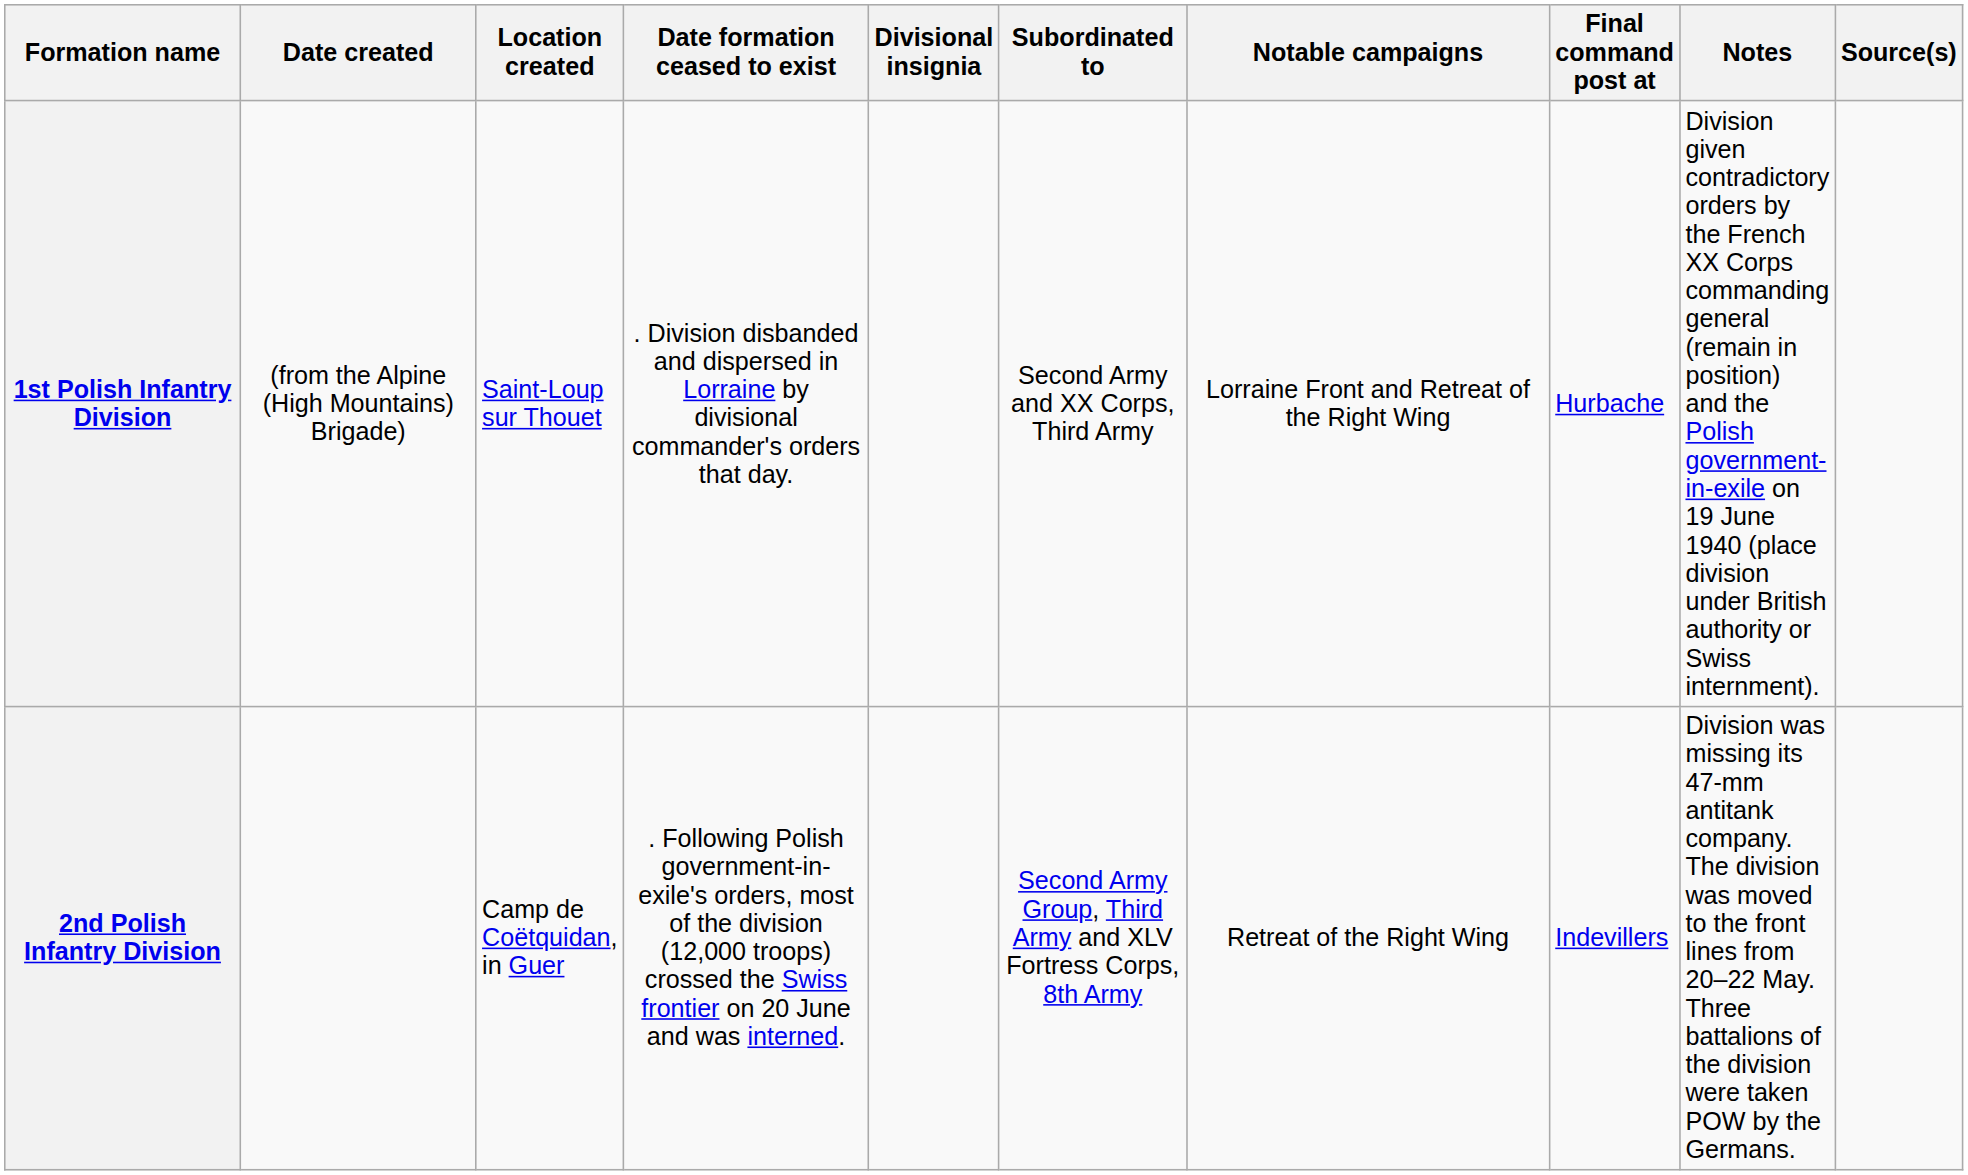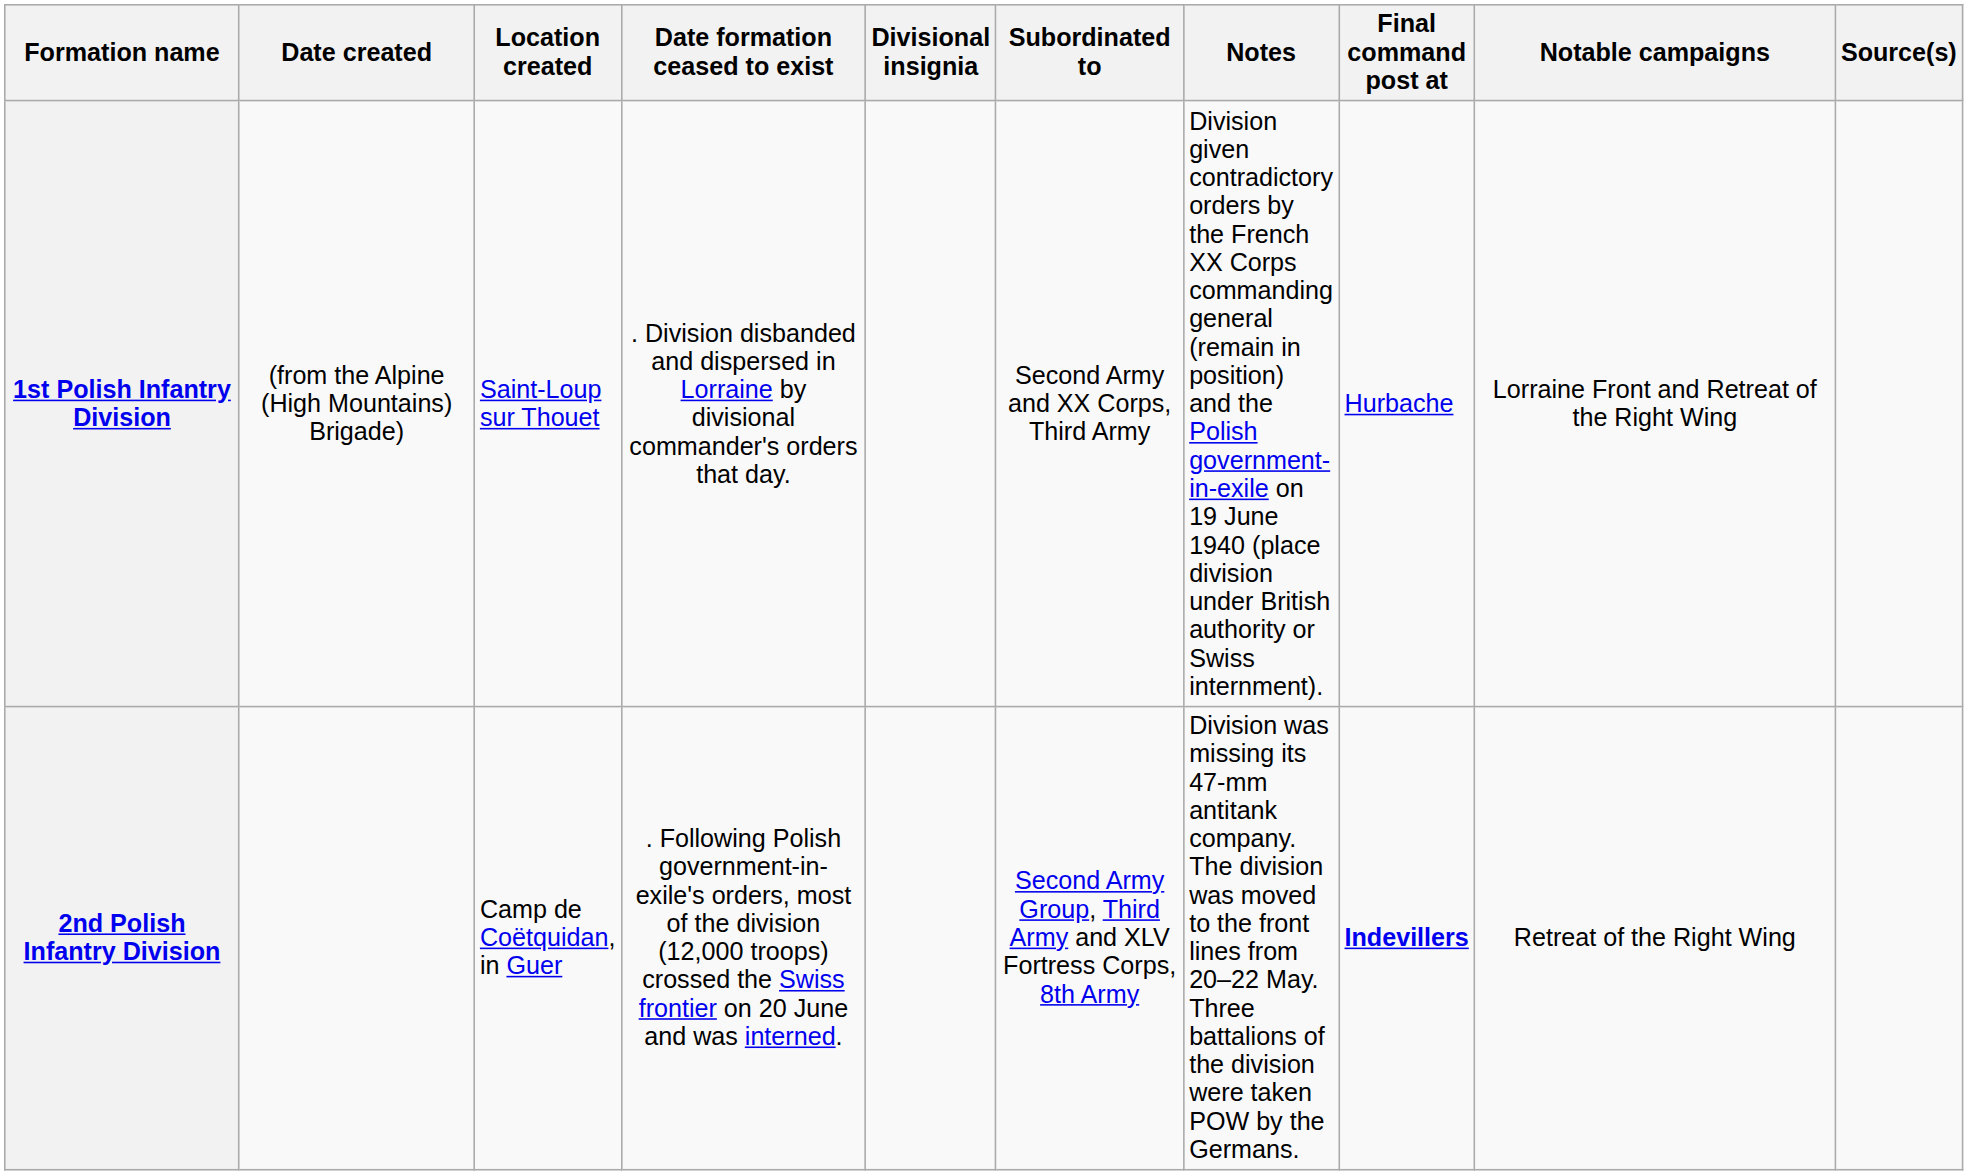columns swapped: (1368, 52) <-> (1757, 52)
(1612, 937) normal -> (1407, 937) bold
